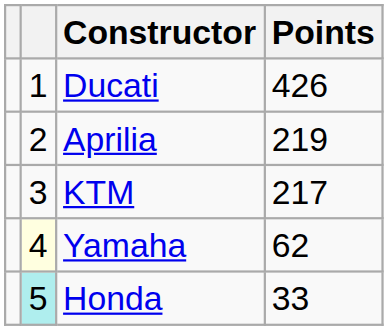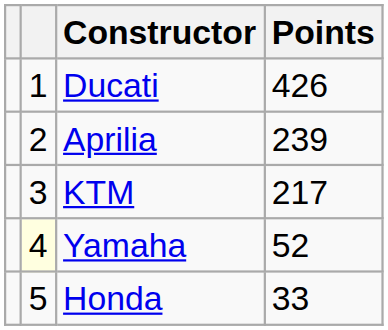(300, 139) 219 -> (300, 139) 239
(290, 246) 62 -> (290, 246) 52
(38, 299) paleturquoise background -> (38, 299) no background
